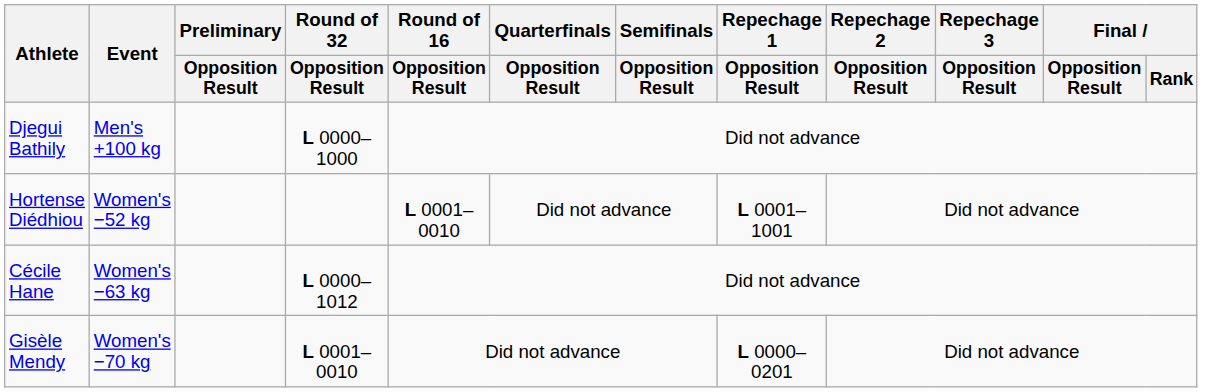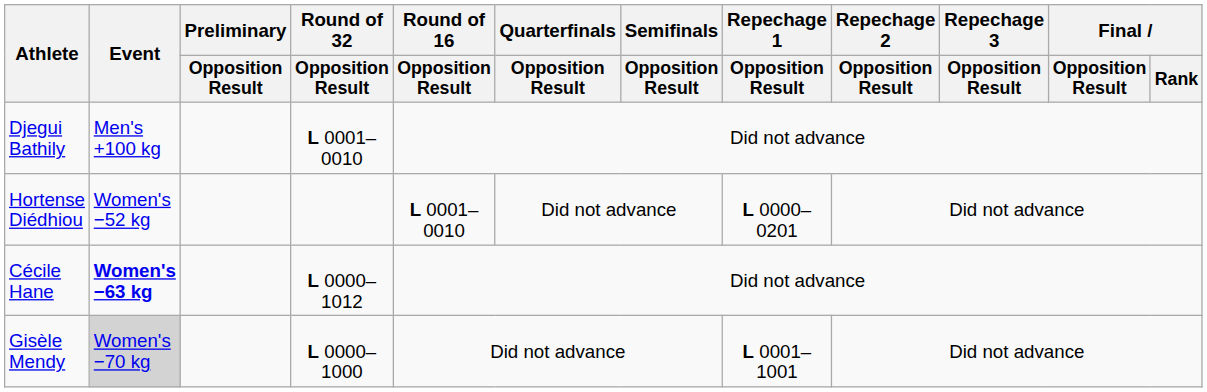(337, 149) L 0000–1000 -> (342, 149) L 0001–0010
(772, 220) L 0001–1001 -> (777, 220) L 0000–0201
(132, 281) normal -> (135, 281) bold
(132, 352) no background -> (132, 352) lightgrey background
(337, 362) L 0001–0010 -> (342, 362) L 0000–1000
(772, 362) L 0000–0201 -> (777, 362) L 0001–1001
